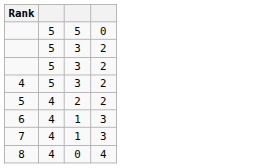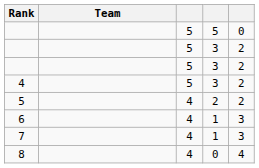+ column: (108, 13)
